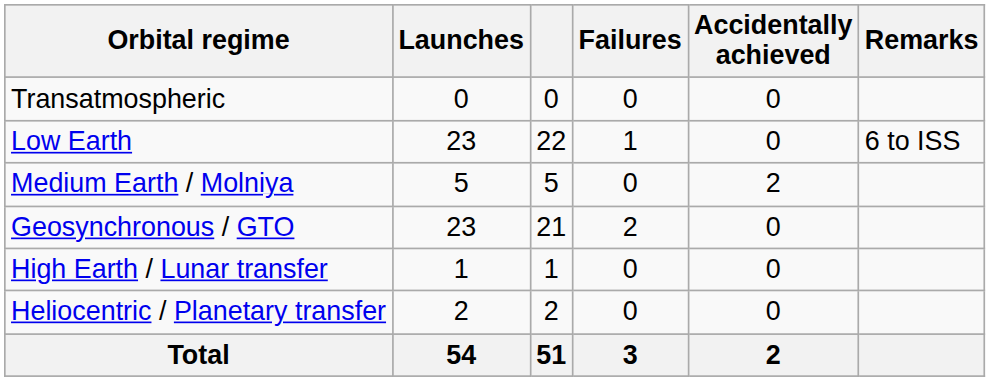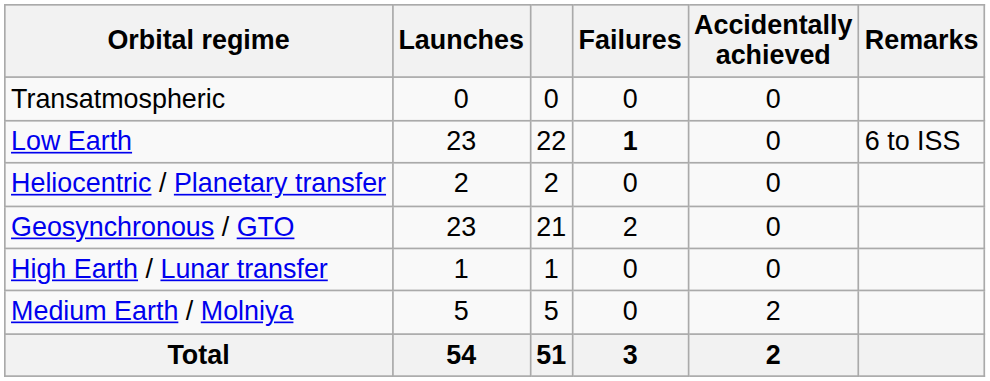(630, 141) normal -> (630, 141) bold
rows swapped: (152, 183) <-> (199, 311)
